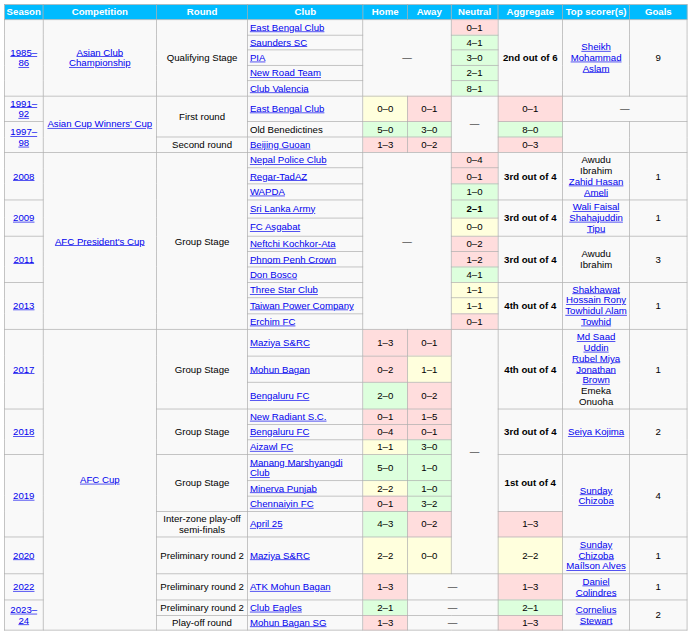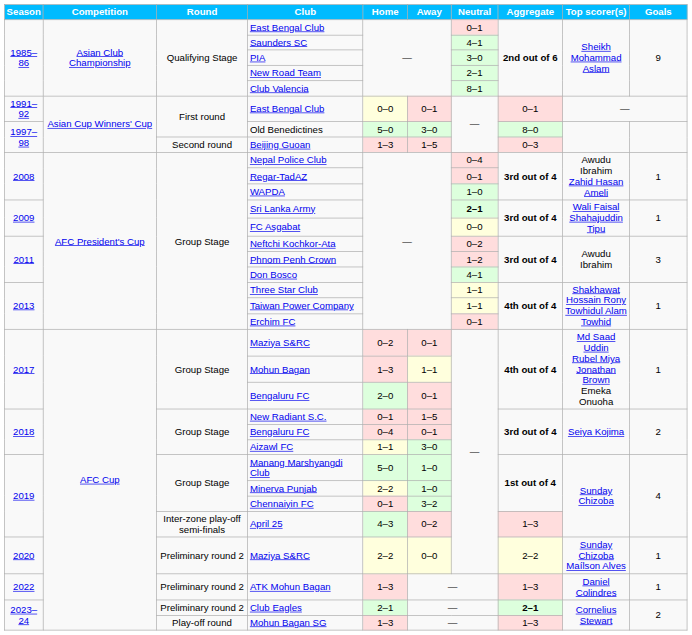(429, 145) 0–2 -> (429, 145) 1–5
(385, 343) 1–3 -> (385, 343) 0–2
(385, 370) 0–2 -> (385, 370) 1–3
(429, 396) 0–2 -> (429, 396) 0–1
(530, 608) normal -> (530, 608) bold
